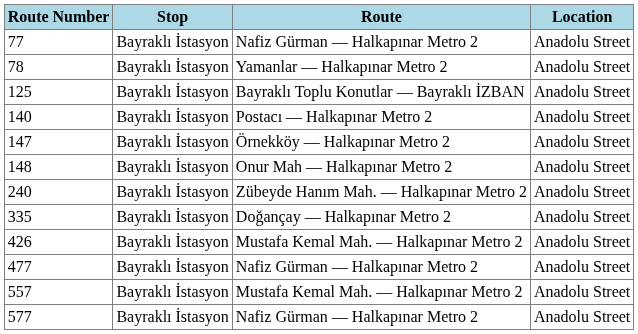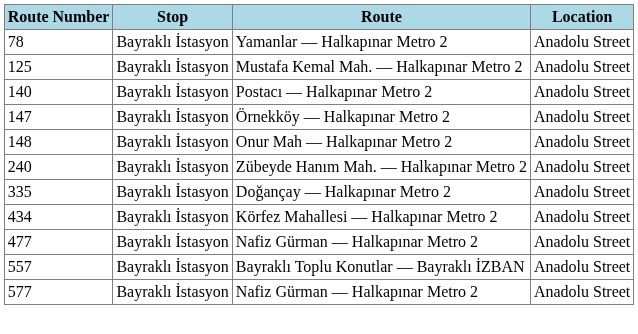- row: (16, 42)
(380, 92) Bayraklı Toplu Konutlar — Bayraklı İZBAN -> (379, 66) Mustafa Kemal Mah. — Halkapınar Metro 2
- row: (20, 242)
+ row: (20, 216)
(379, 292) Mustafa Kemal Mah. — Halkapınar Metro 2 -> (380, 266) Bayraklı Toplu Konutlar — Bayraklı İZBAN
